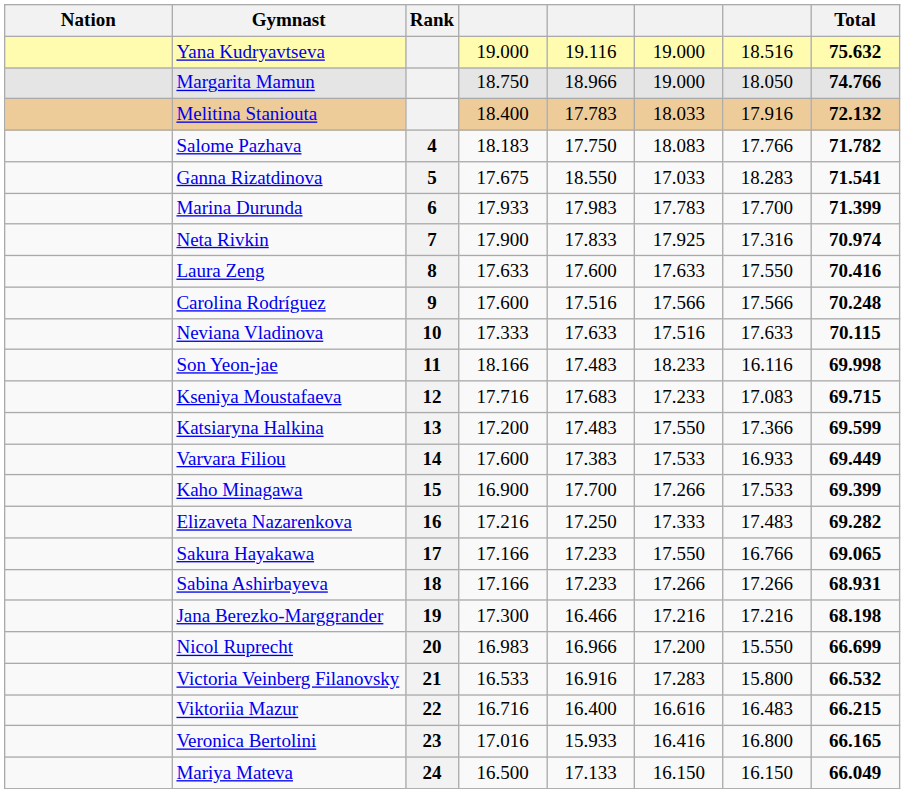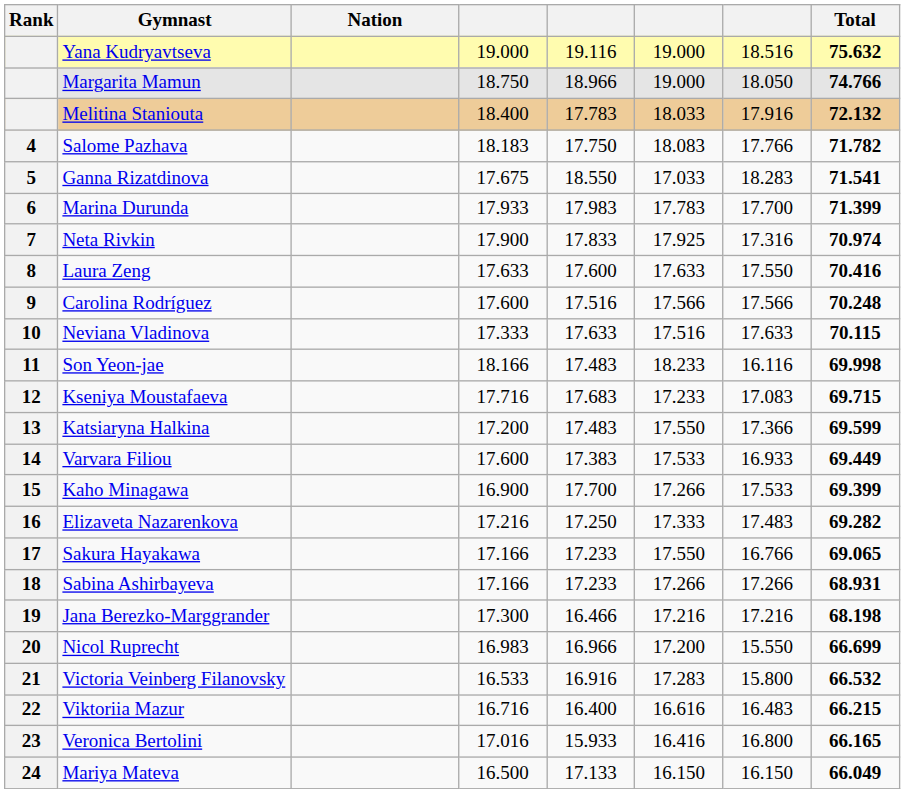columns swapped: (432, 20) <-> (88, 20)
